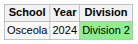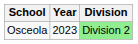(65, 30) 2024 -> (65, 30) 2023
